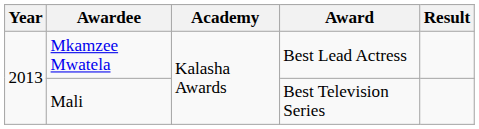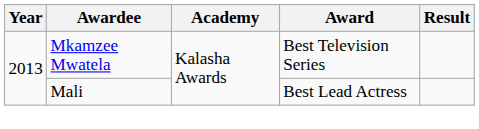(345, 54) Best Lead Actress -> (336, 54) Best Television Series
(336, 101) Best Television Series -> (345, 91) Best Lead Actress
